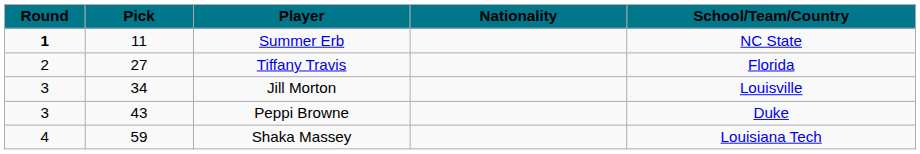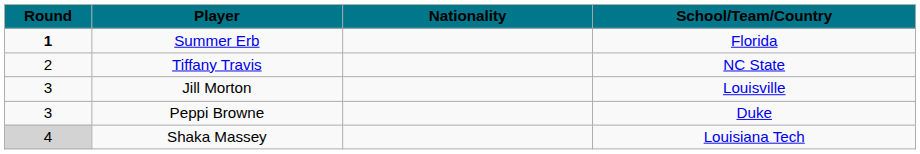- column: (139, 16)
(771, 40) NC State -> (754, 40) Florida
(771, 64) Florida -> (754, 64) NC State
(45, 137) no background -> (48, 137) lightgrey background
